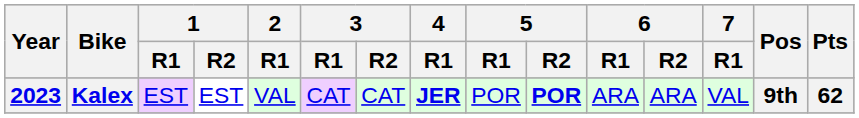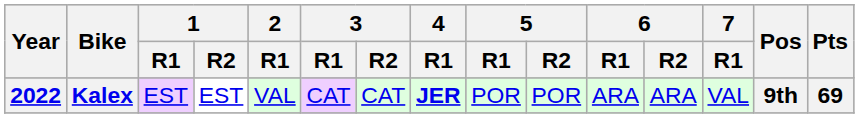(36, 96) 2023 -> (36, 96) 2022
(556, 96) bold -> (556, 96) normal
(830, 96) 62 -> (830, 96) 69
